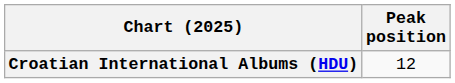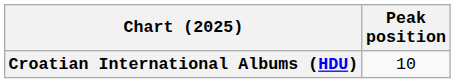(406, 65) 12 -> (406, 65) 10
